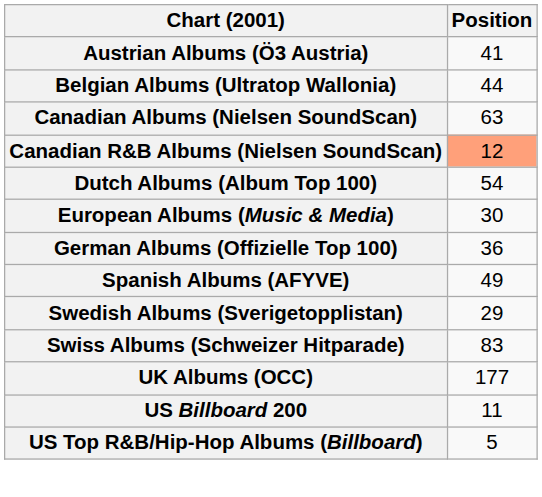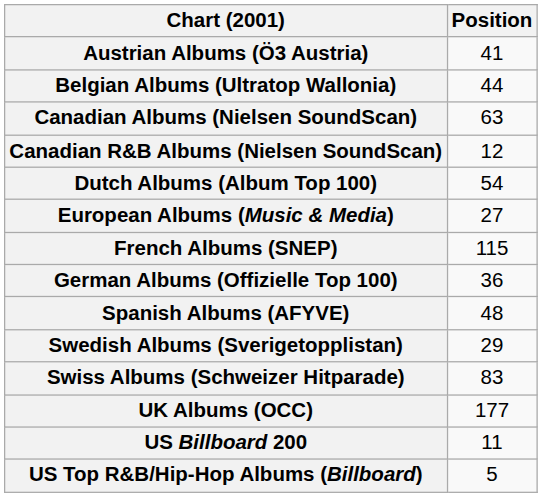(492, 150) lightsalmon background -> (492, 150) no background
(492, 215) 30 -> (492, 215) 27
+ row: (226, 248)
(492, 280) 49 -> (492, 313) 48
